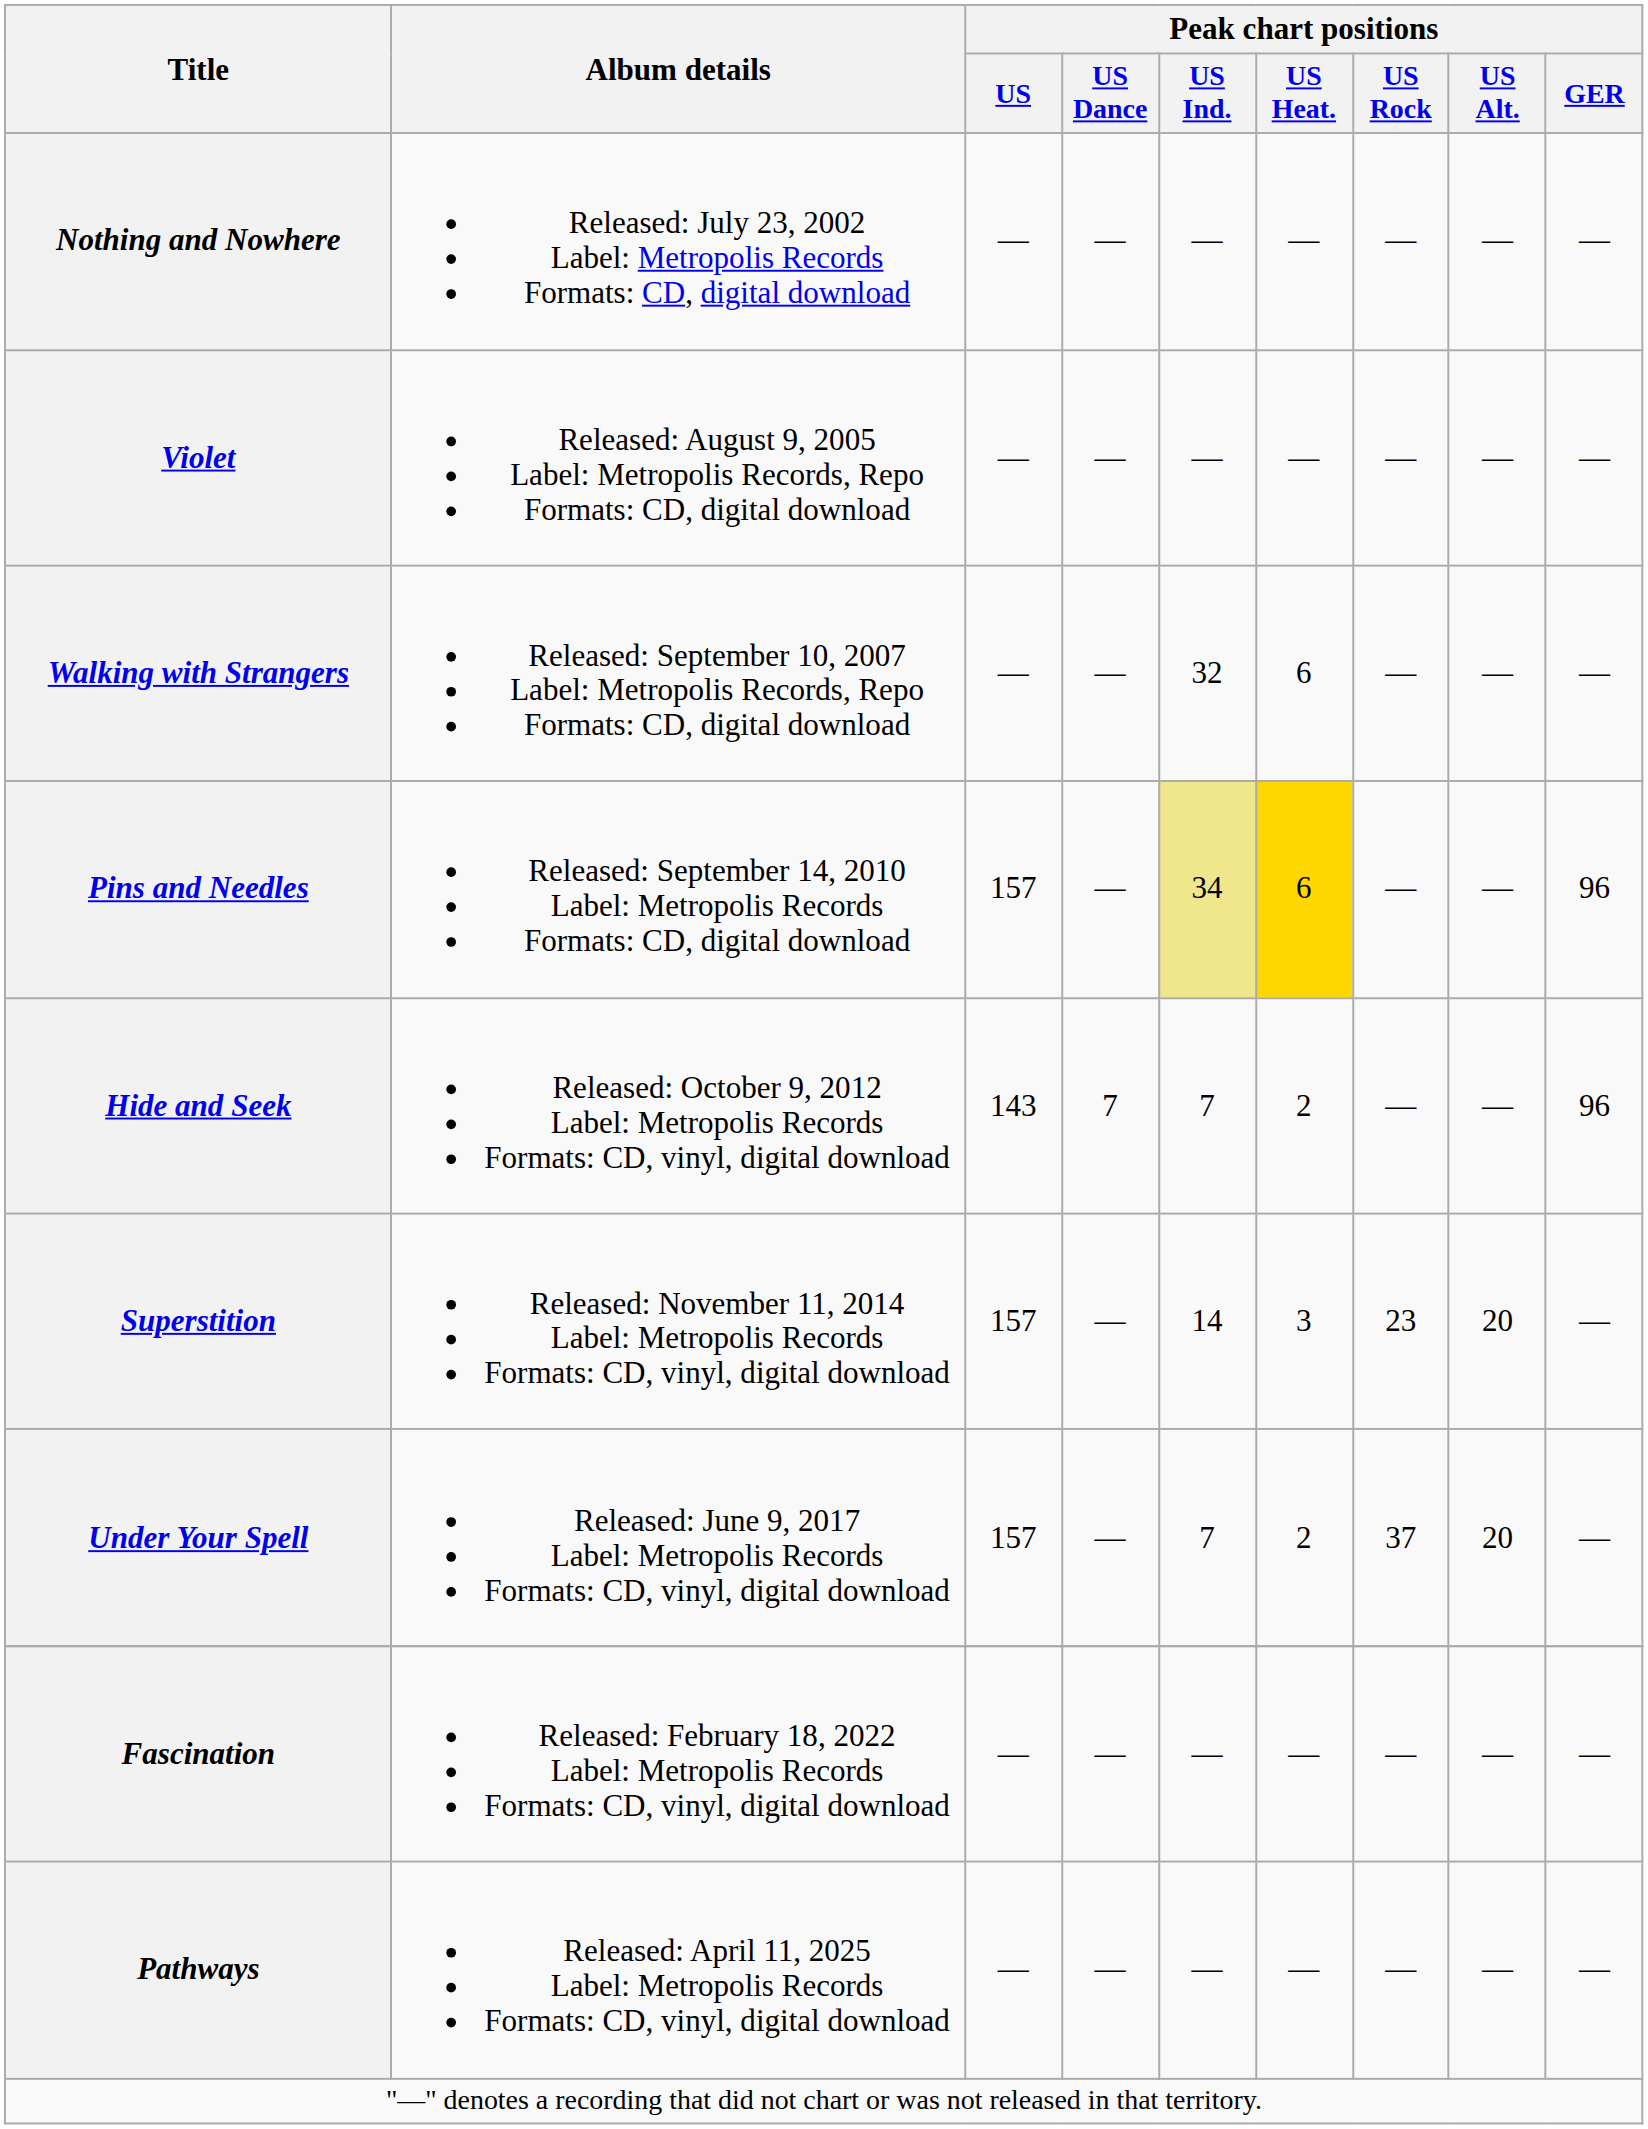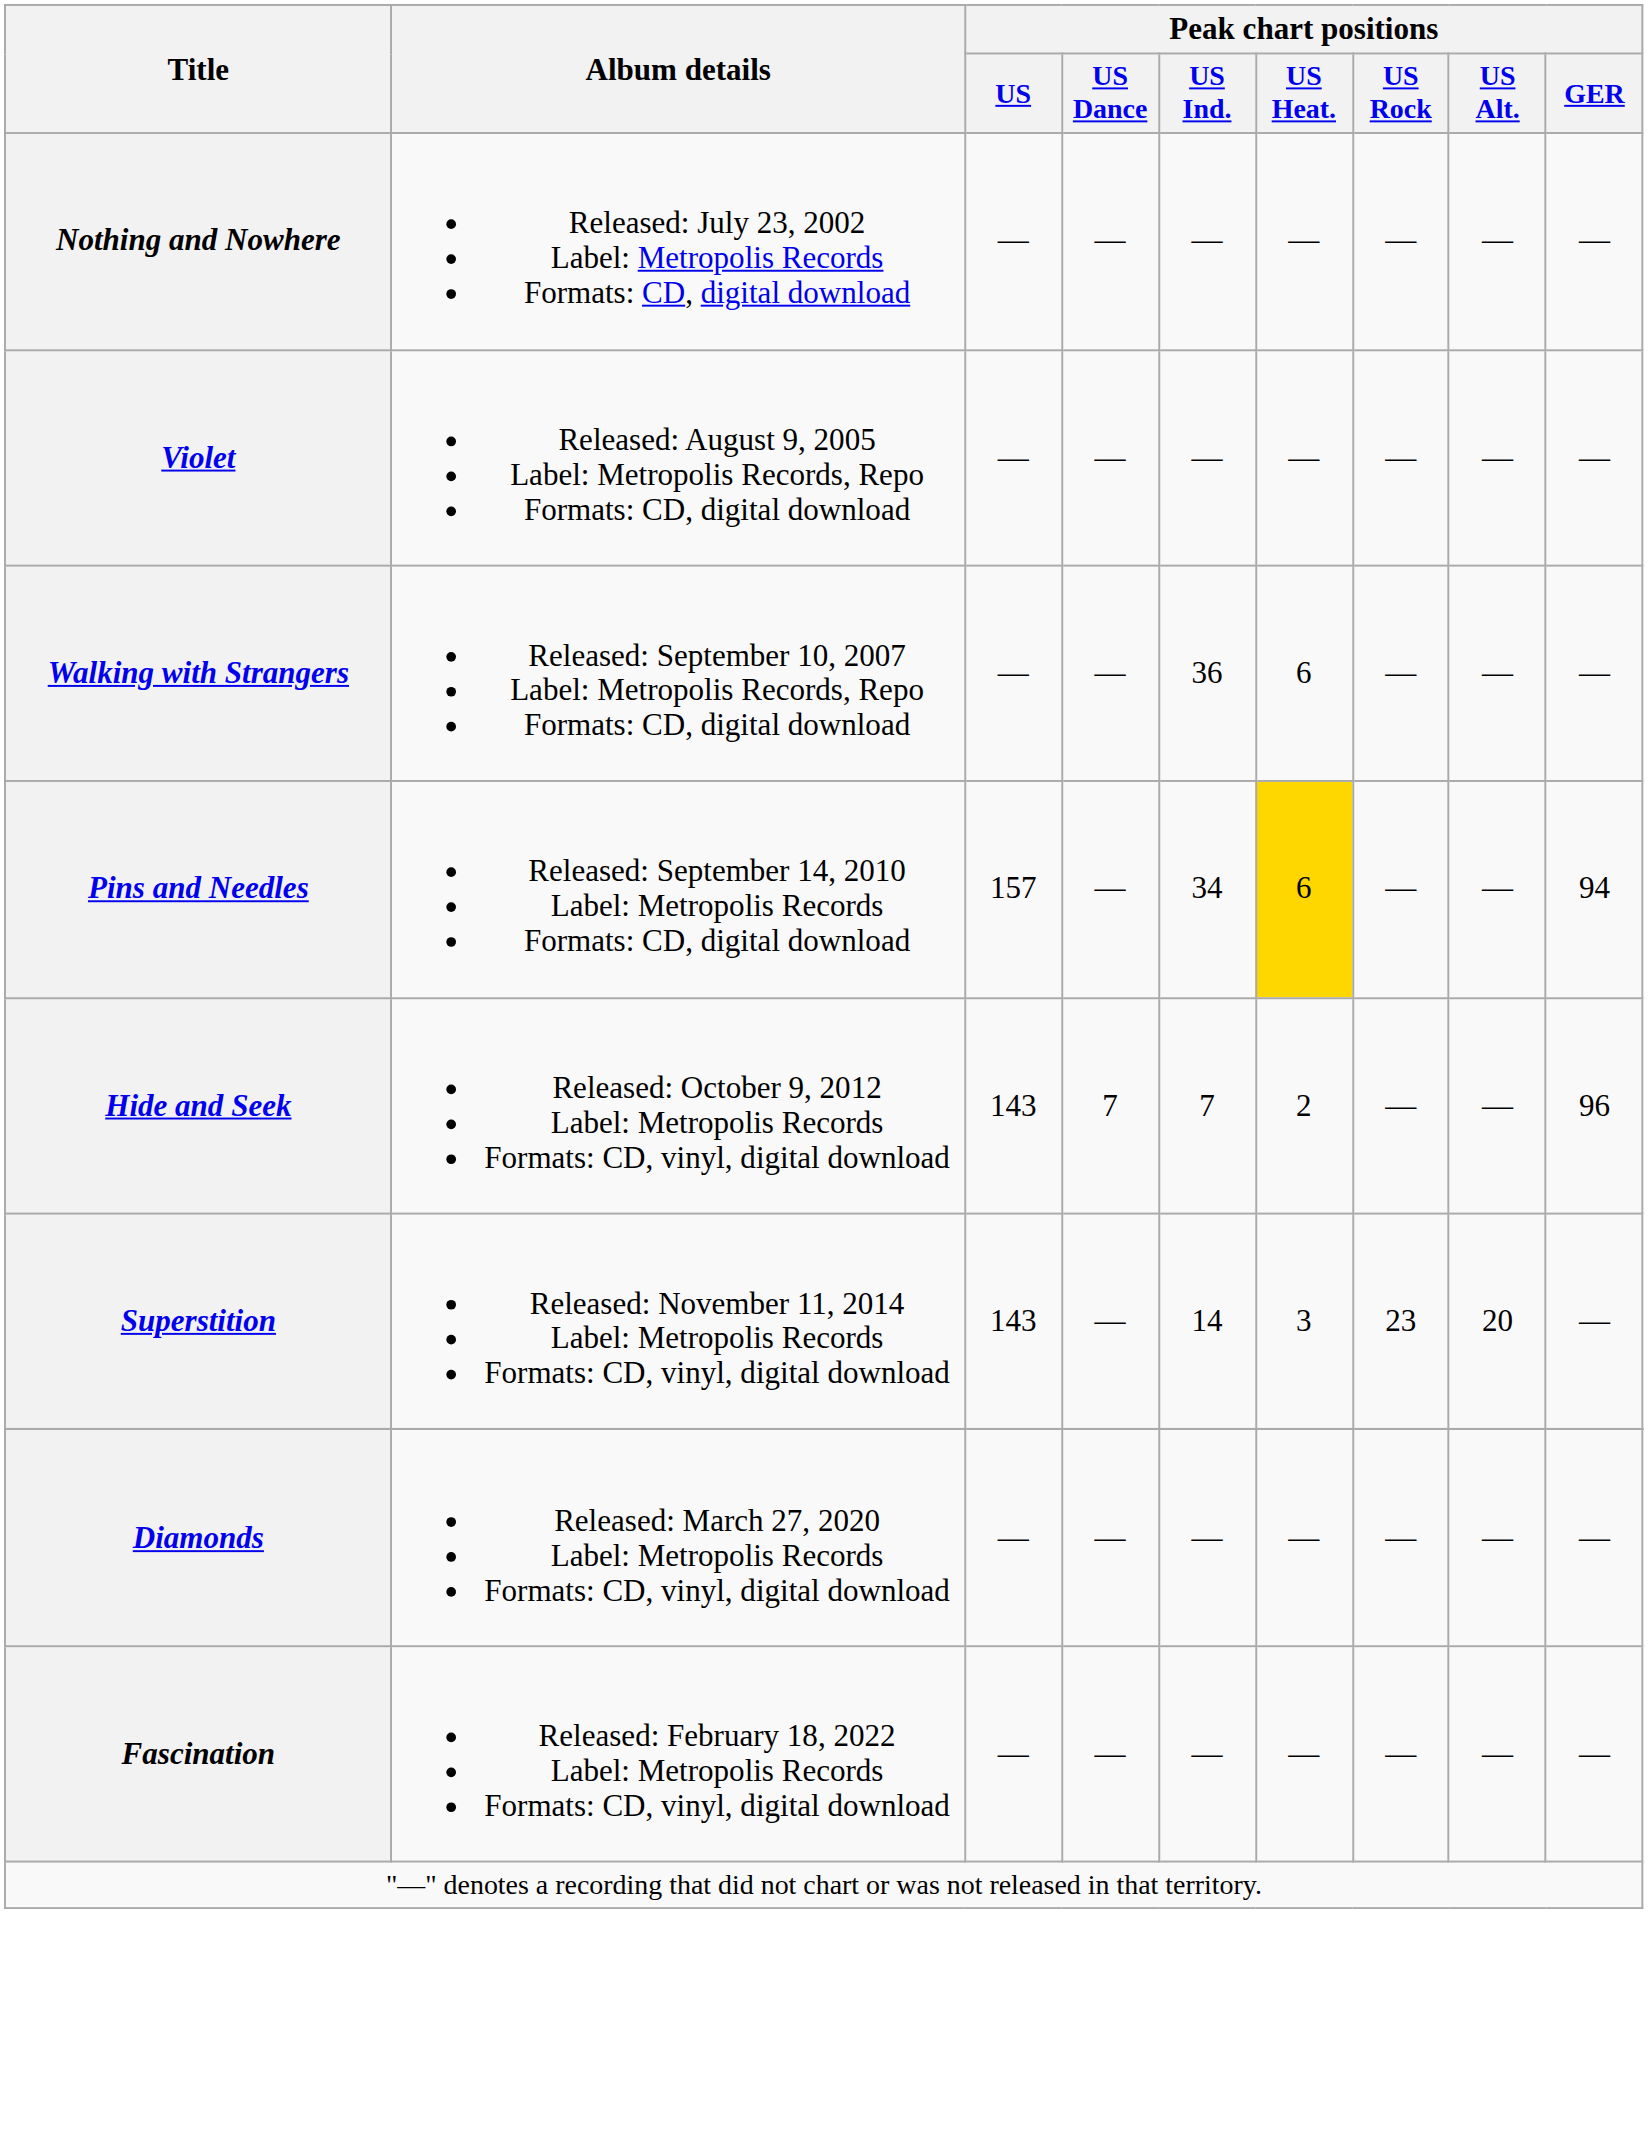(1207, 672) 32 -> (1207, 672) 36
(1207, 889) khaki background -> (1207, 889) no background
(1594, 889) 96 -> (1594, 889) 94
(1013, 1321) 157 -> (1013, 1321) 143
- row: (198, 1537)
+ row: (198, 1537)
- row: (198, 1969)
